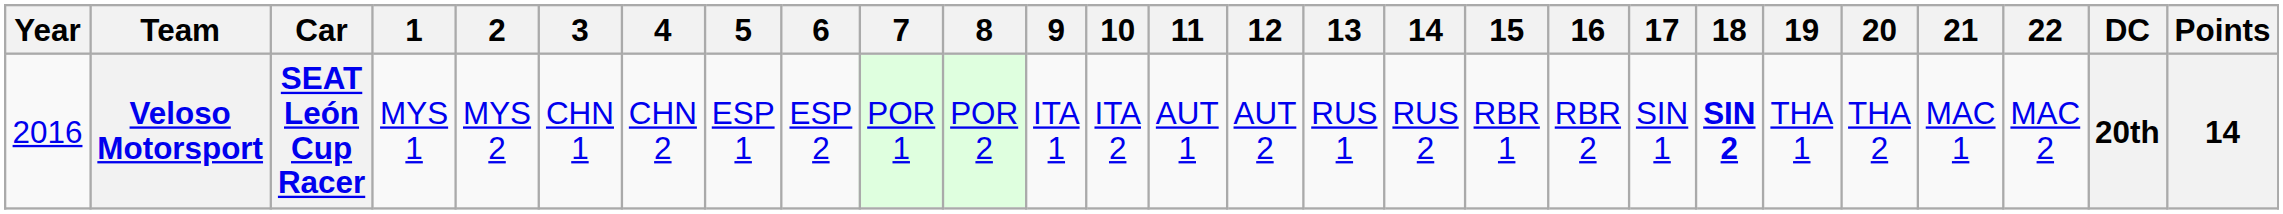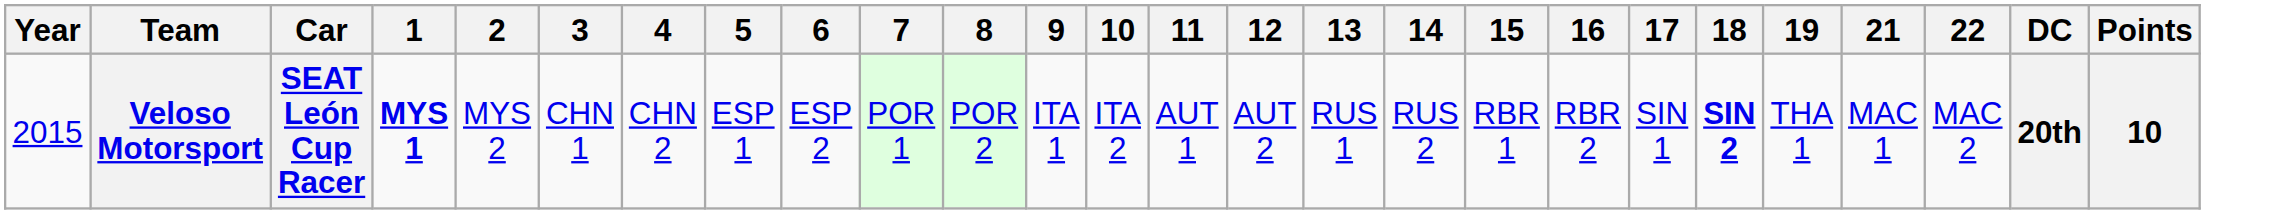- column: (1879, 30)
(48, 131) 2016 -> (48, 131) 2015
(414, 131) normal -> (414, 131) bold
(2223, 131) 14 -> (2145, 131) 10
